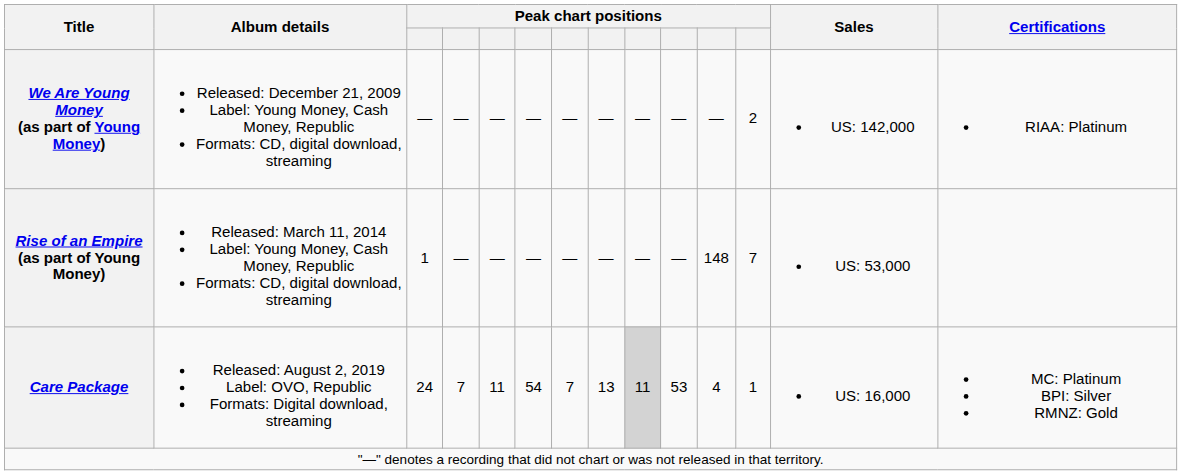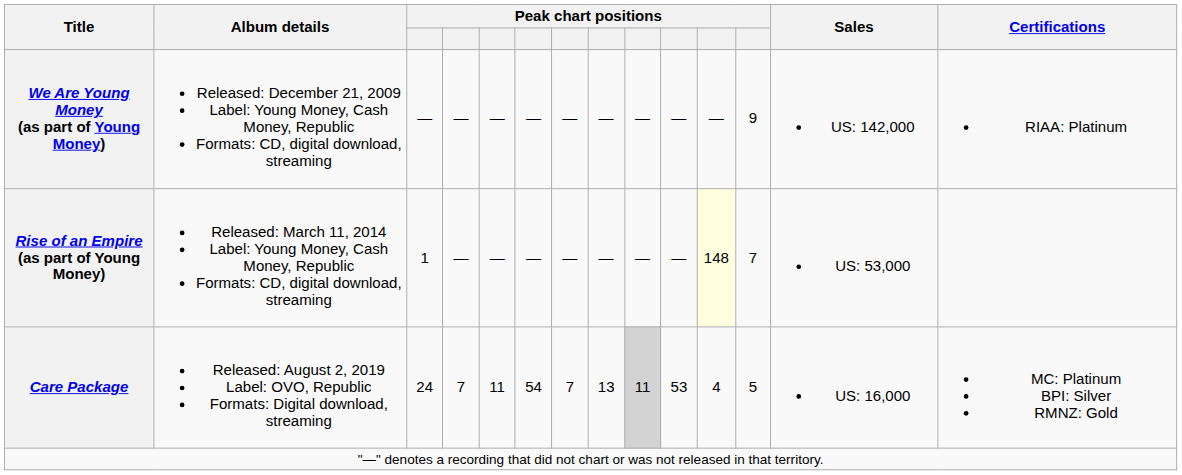(753, 119) 2 -> (753, 119) 9
(716, 257) no background -> (716, 257) lightyellow background
(753, 387) 1 -> (753, 387) 5
